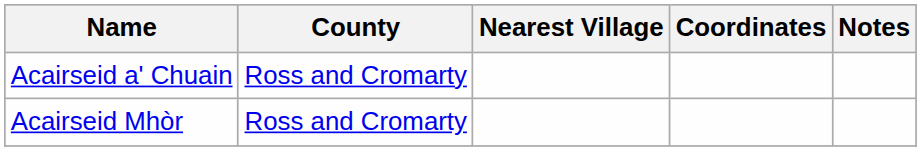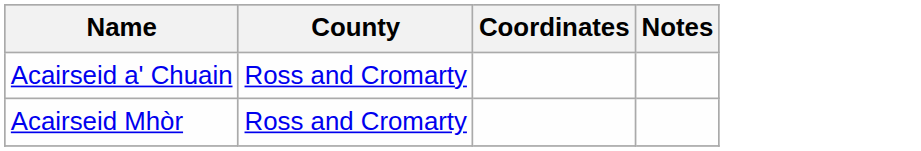- column: (571, 27)
